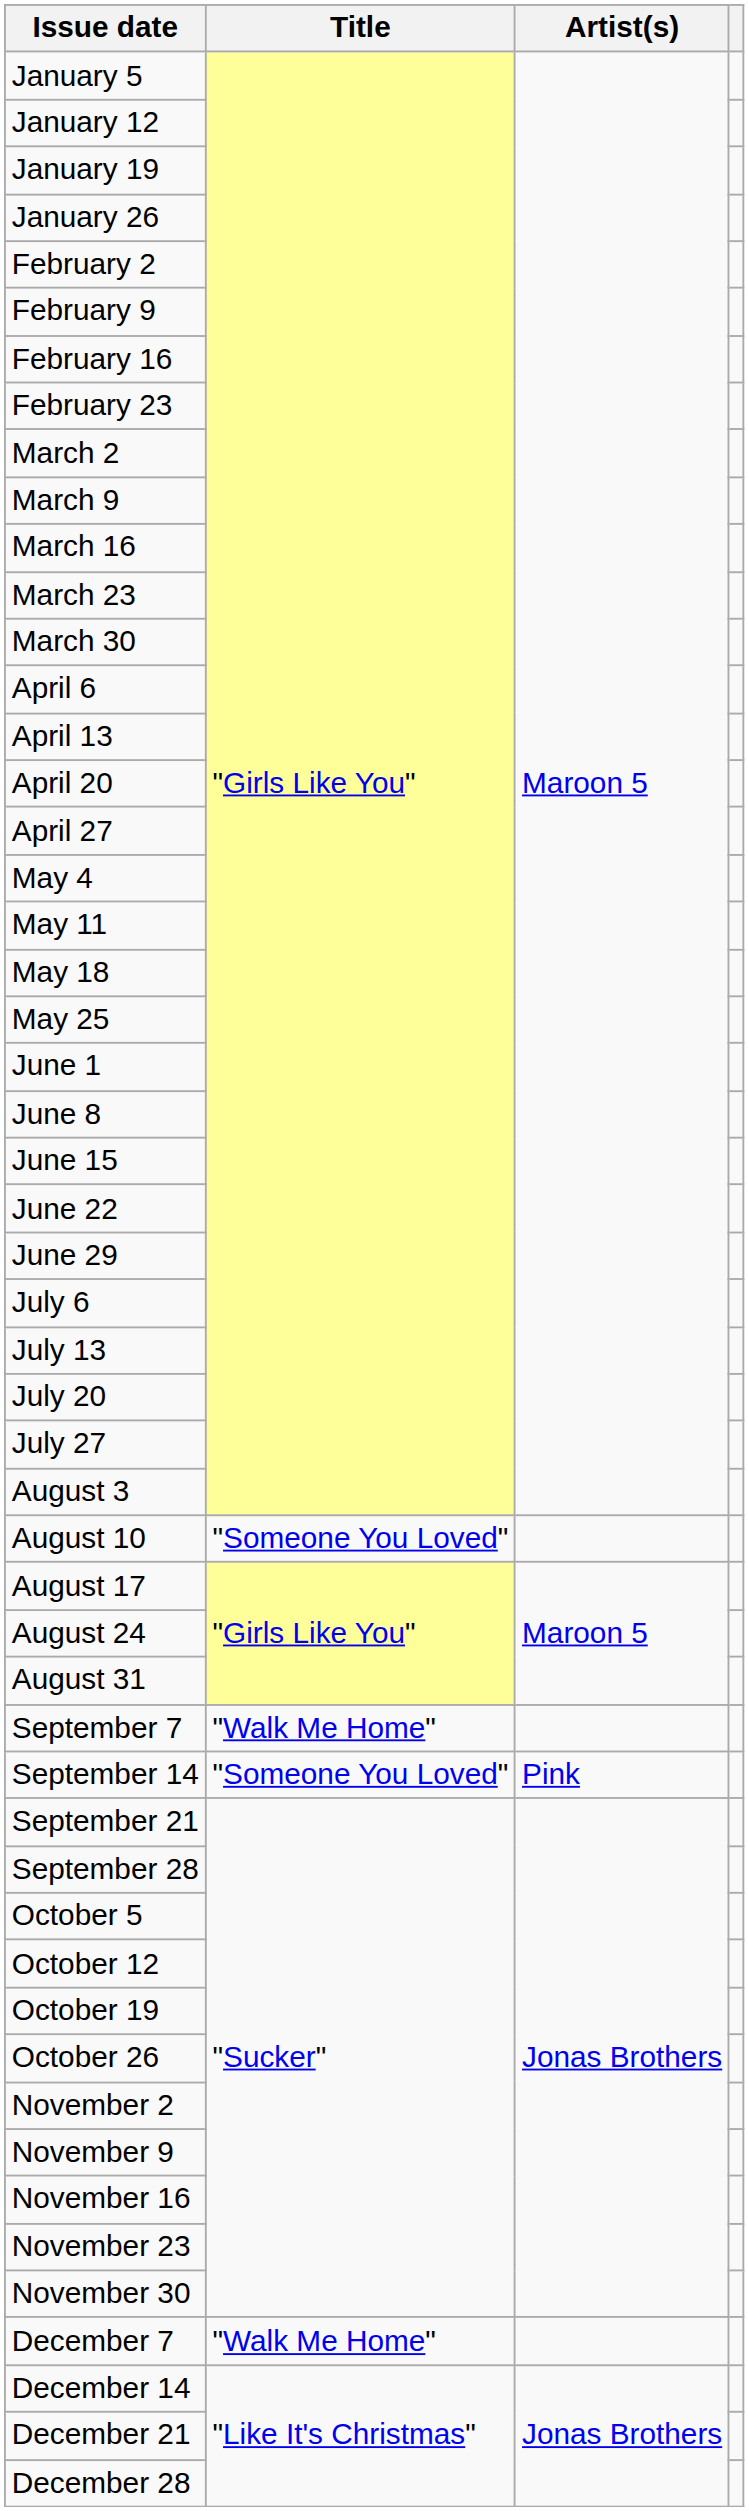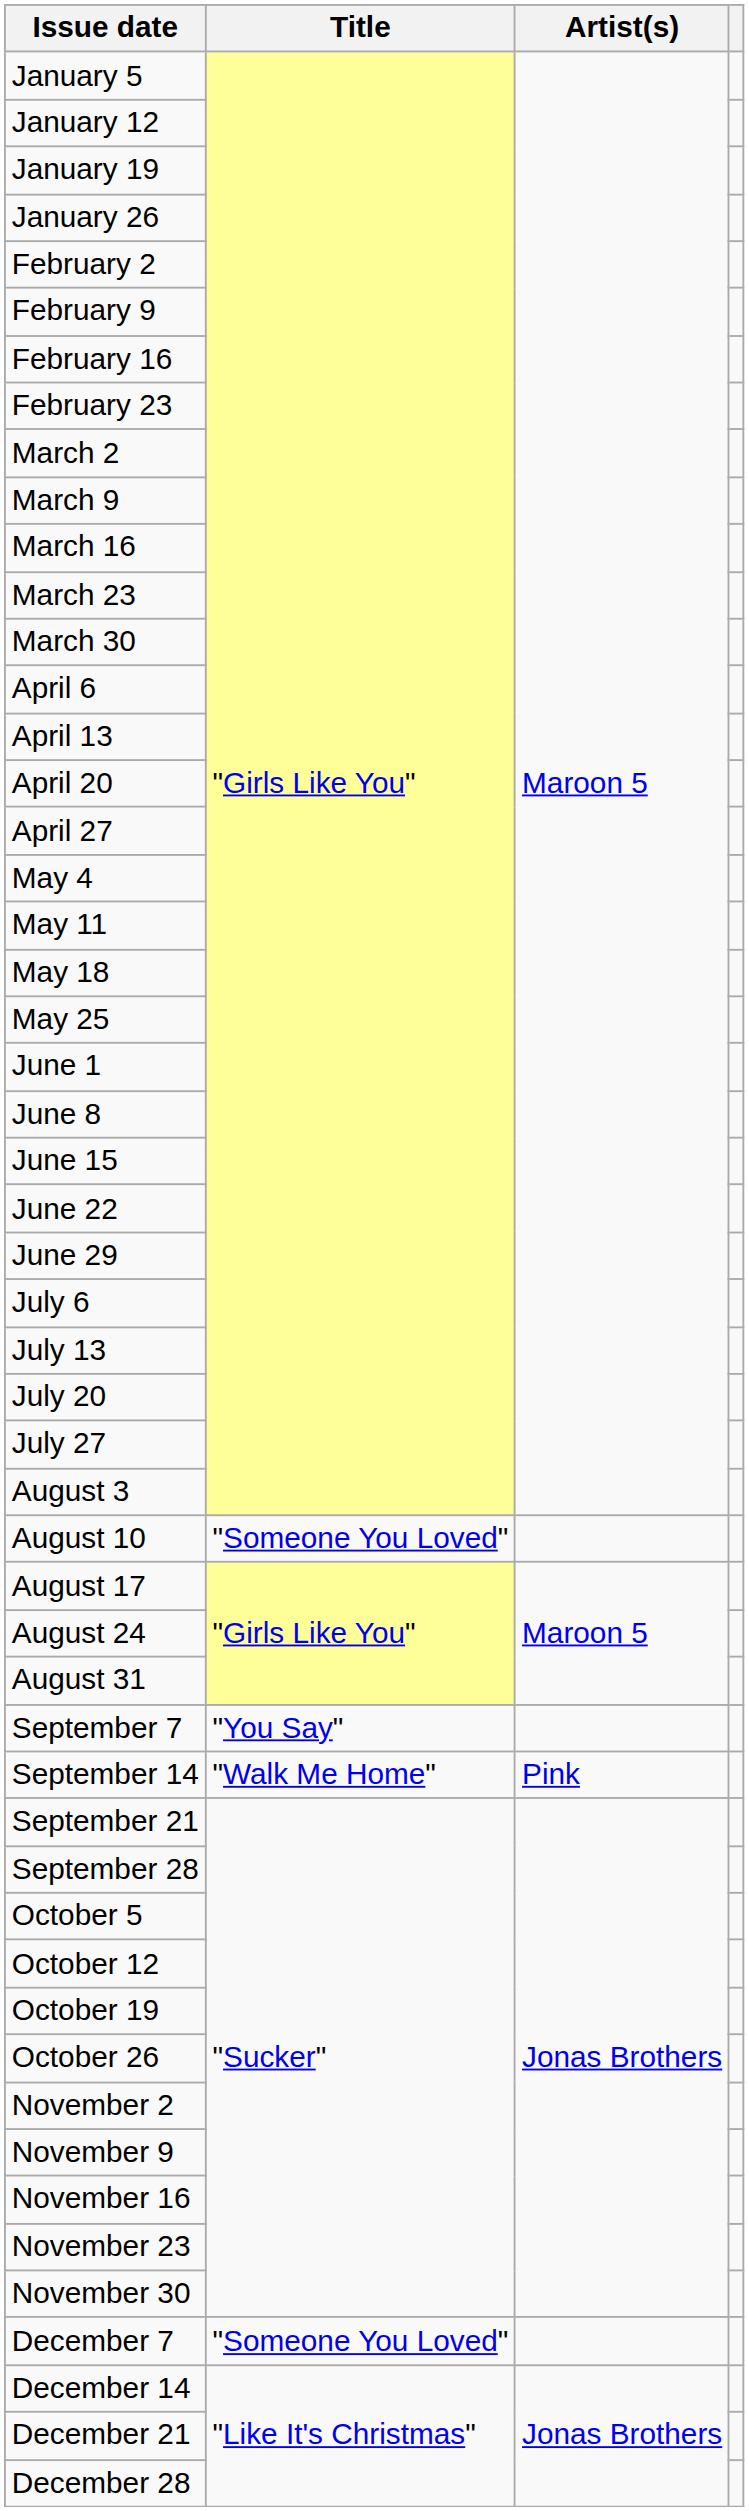(324, 1727) "Walk Me Home" -> (278, 1727) "You Say"
(360, 1774) "Someone You Loved" -> (324, 1774) "Walk Me Home"
(324, 2340) "Walk Me Home" -> (360, 2340) "Someone You Loved"
